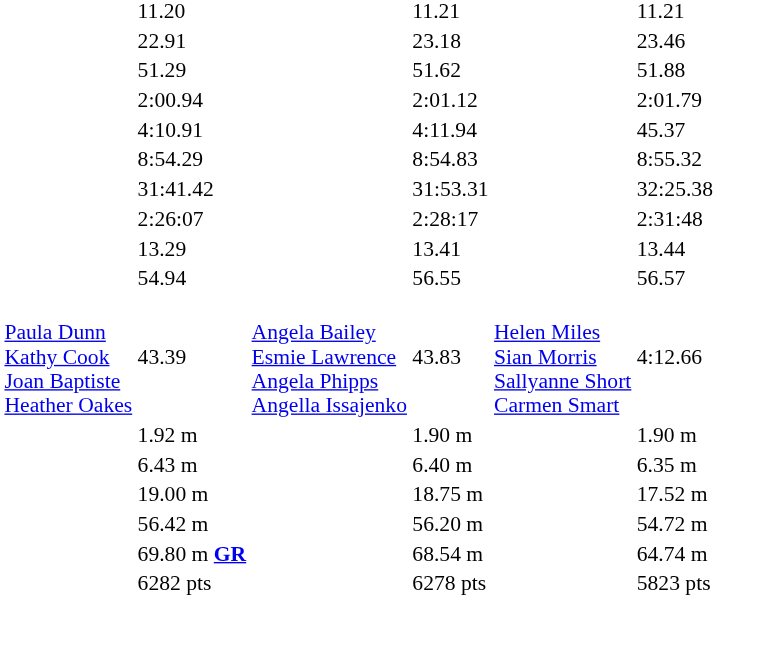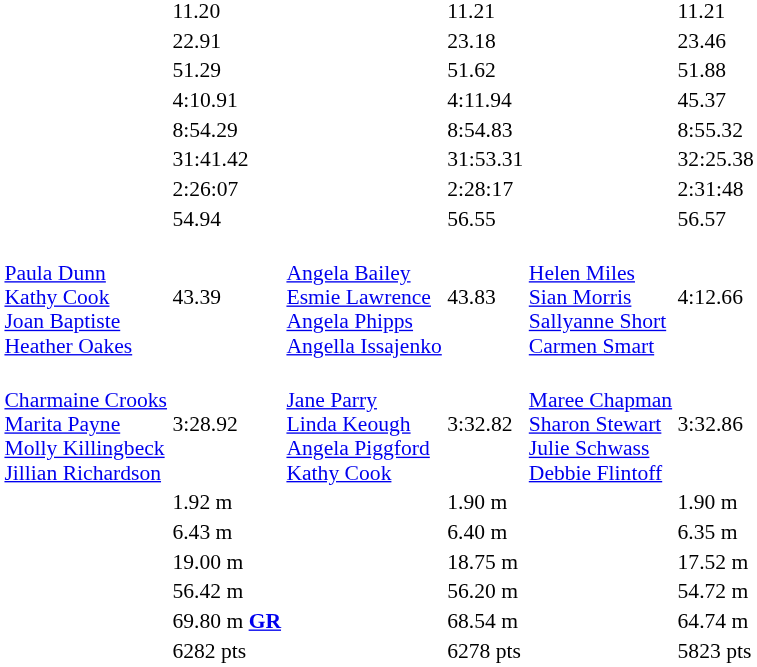- row: (170, 100)
- row: (162, 248)
+ row: (205, 424)
